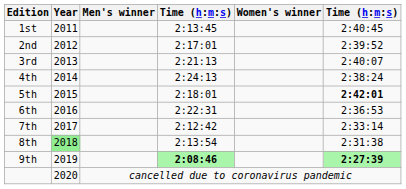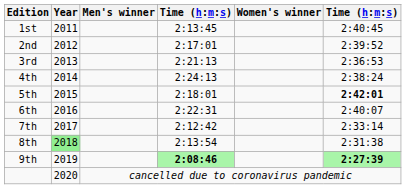(362, 61) 2:40:07 -> (362, 61) 2:36:53
(362, 110) 2:36:53 -> (362, 110) 2:40:07
